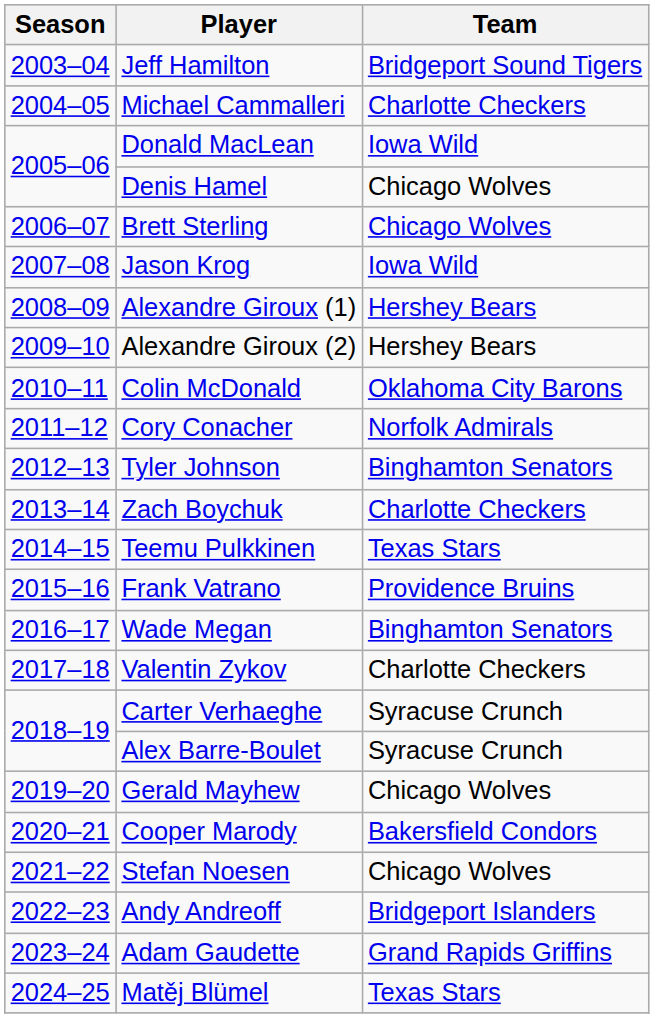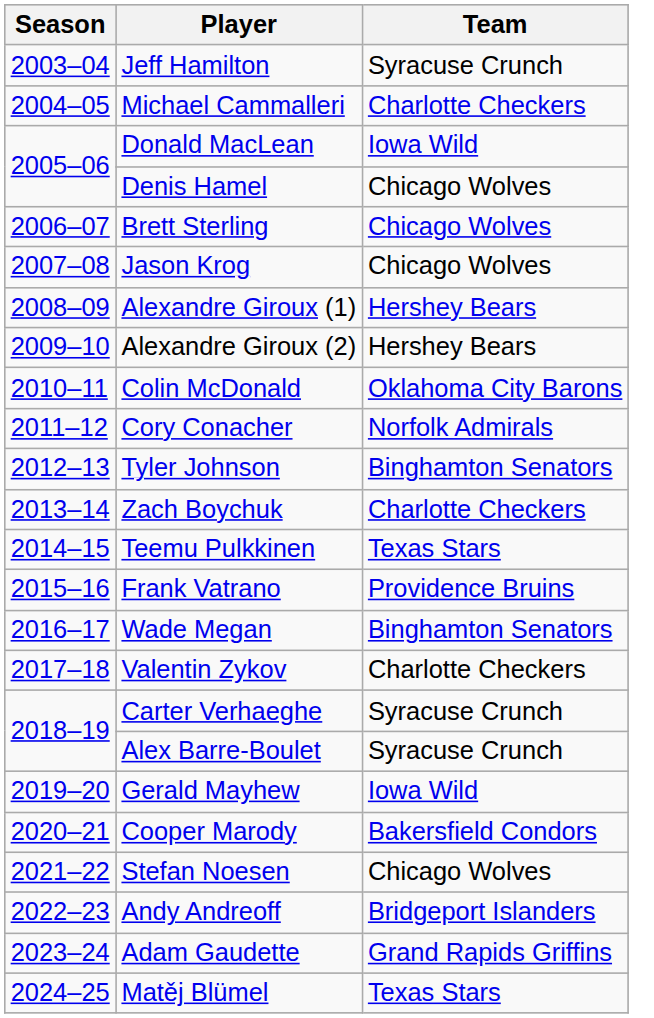(505, 65) Bridgeport Sound Tigers -> (465, 65) Syracuse Crunch
(423, 266) Iowa Wild -> (460, 266) Chicago Wolves
(460, 791) Chicago Wolves -> (423, 791) Iowa Wild
